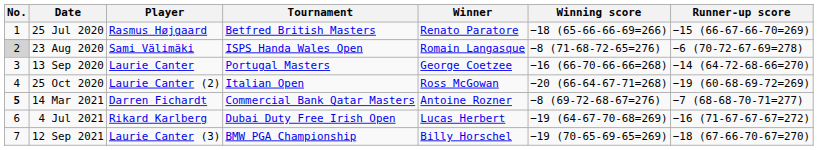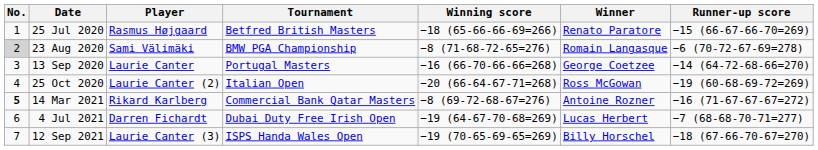columns swapped: (473, 14) <-> (599, 14)
(294, 49) ISPS Handa Wales Open -> (291, 49) BMW PGA Championship
(158, 101) Darren Fichardt -> (158, 101) Rikard Karlberg
(738, 101) −7 (68-68-70-71=277) -> (741, 101) −16 (71-67-67-67=272)
(158, 119) Rikard Karlberg -> (158, 119) Darren Fichardt
(741, 119) −16 (71-67-67-67=272) -> (738, 119) −7 (68-68-70-71=277)
(291, 136) BMW PGA Championship -> (294, 136) ISPS Handa Wales Open
